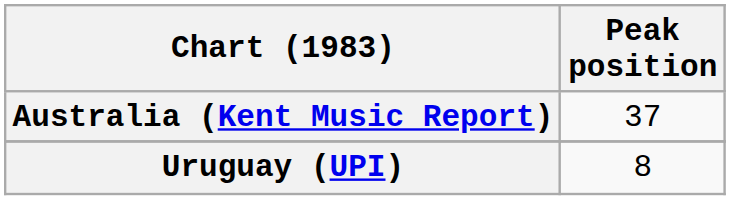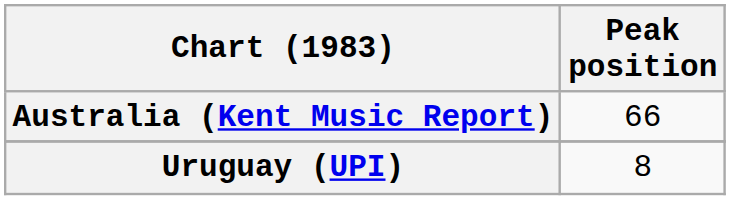(643, 117) 37 -> (643, 117) 66
